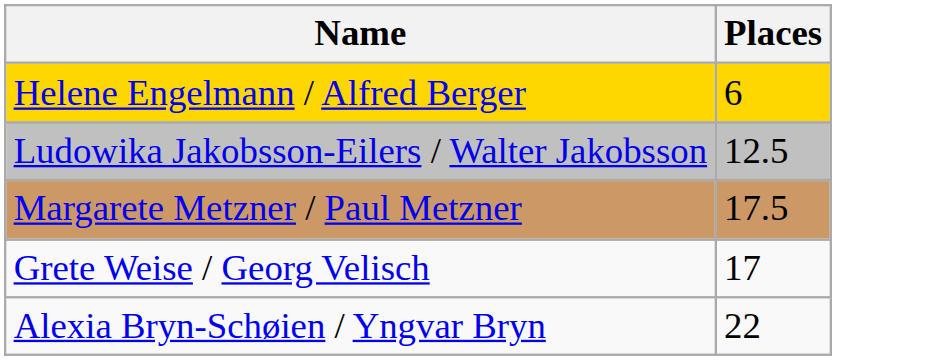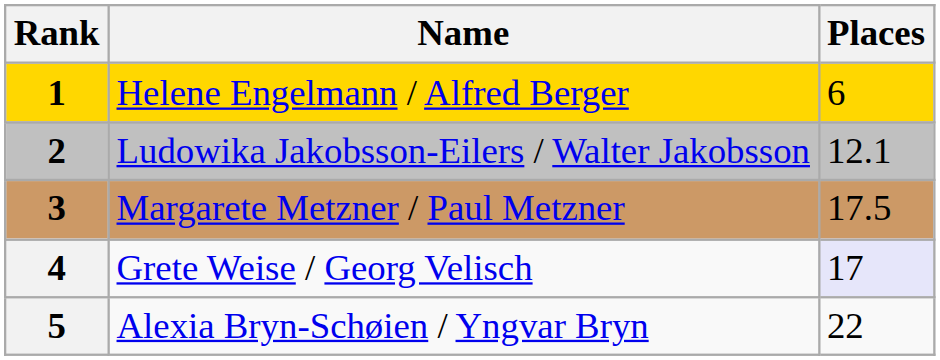+ column: (57, 33)
(756, 150) 12.5 -> (859, 150) 12.1
(742, 267) no background -> (845, 267) lavender background
